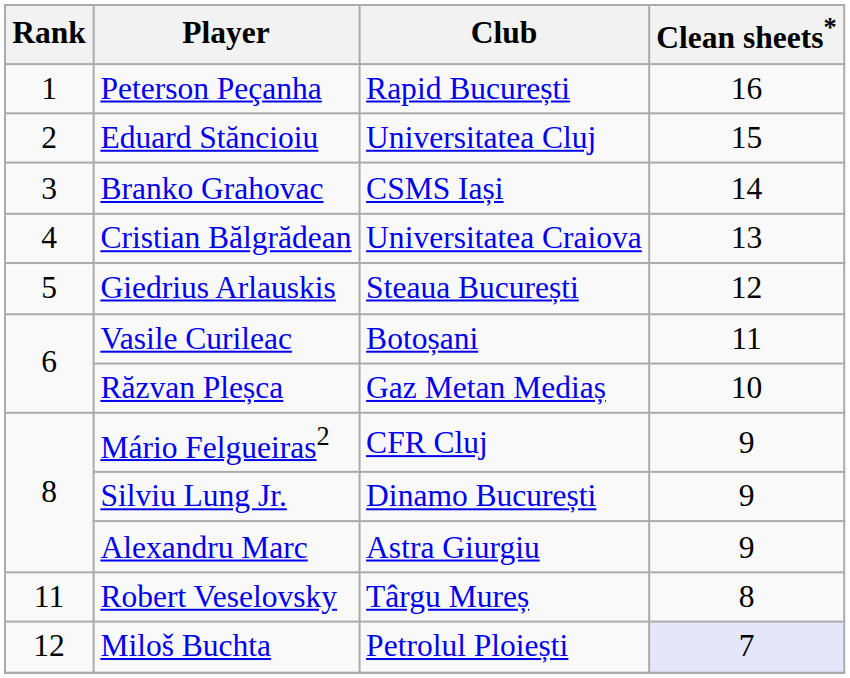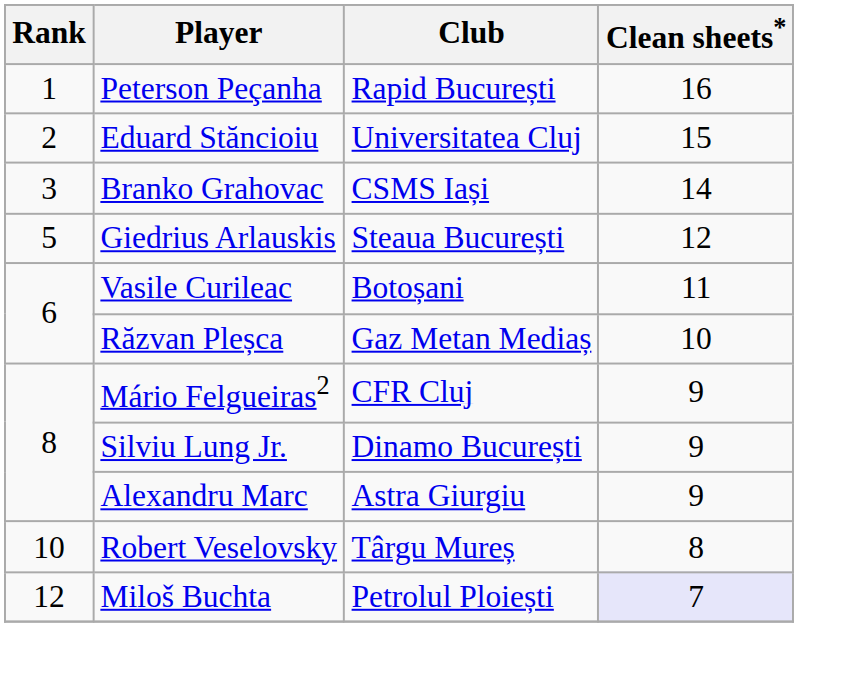- row: (226, 237)
(49, 596) 11 -> (49, 546) 10
